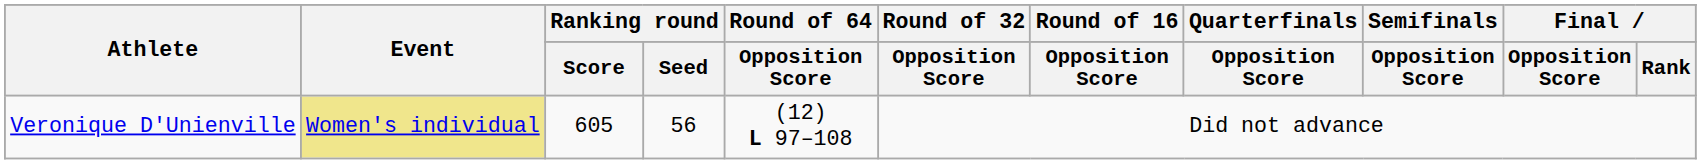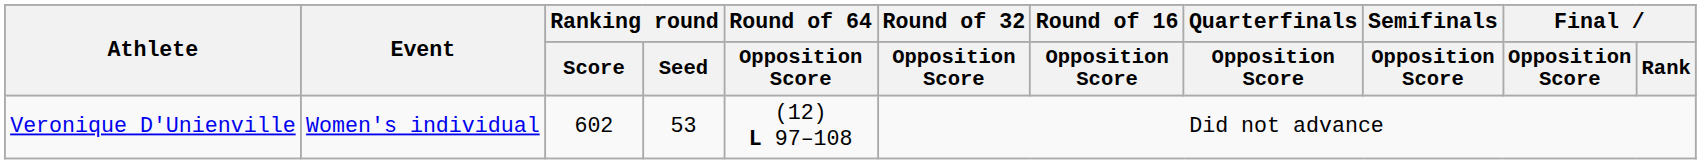(423, 127) khaki background -> (423, 127) no background
(594, 127) 605 -> (594, 127) 602
(683, 127) 56 -> (683, 127) 53
